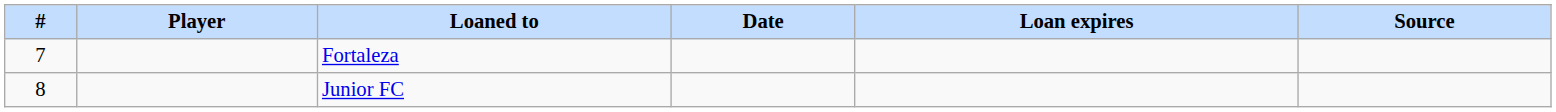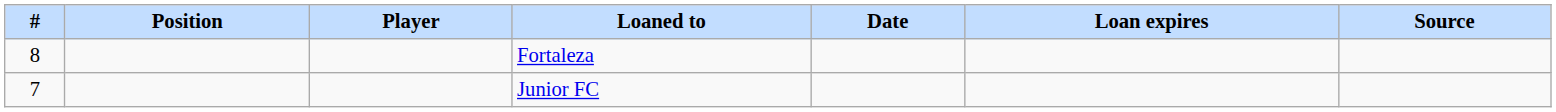+ column: (187, 21)
(41, 55) 7 -> (35, 55) 8
(41, 89) 8 -> (35, 89) 7
